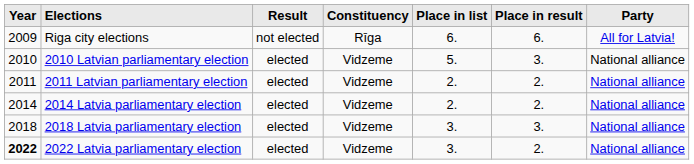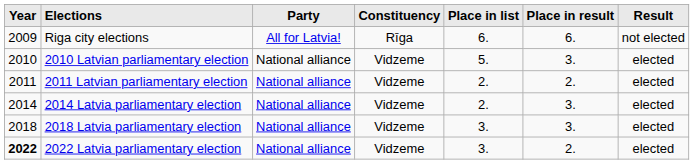columns swapped: (638, 16) <-> (288, 16)
(539, 104) 2. -> (570, 104) 3.
